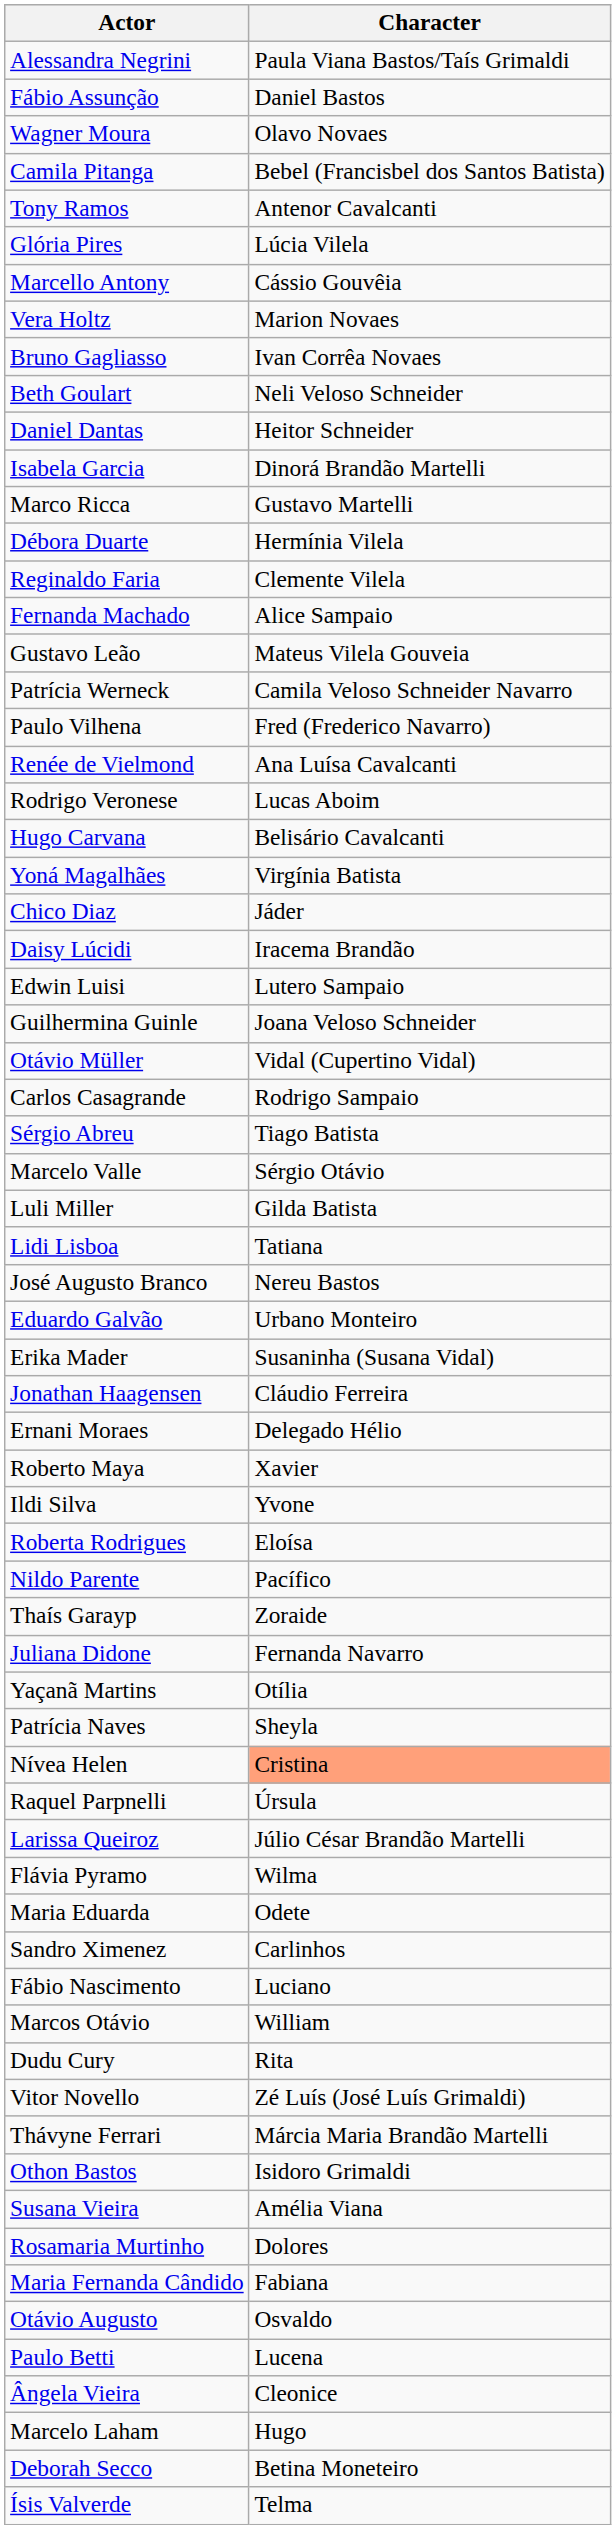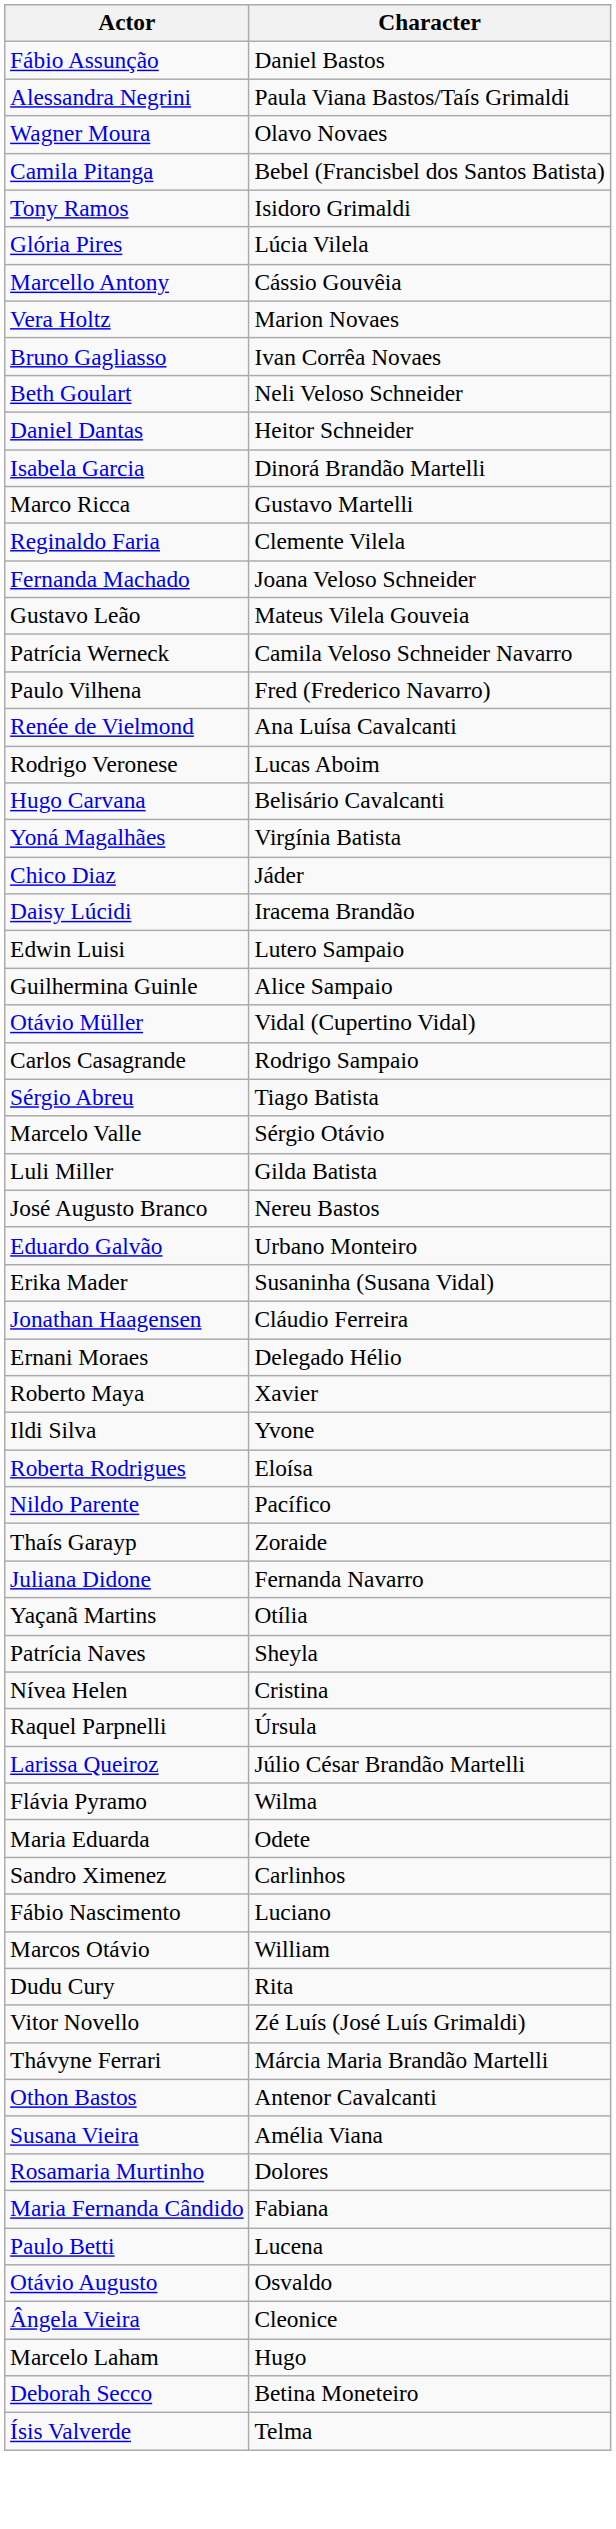rows swapped: (101, 60) <-> (84, 97)
(346, 208) Antenor Cavalcanti -> (333, 208) Isidoro Grimaldi
- row: (79, 541)
(324, 615) Alice Sampaio -> (365, 578) Joana Veloso Schneider
(365, 1023) Joana Veloso Schneider -> (324, 986) Alice Sampaio
- row: (64, 1245)
(291, 1764) lightsalmon background -> (291, 1690) no background
(333, 2171) Isidoro Grimaldi -> (346, 2097) Antenor Cavalcanti
rows swapped: (84, 2319) <-> (62, 2357)
